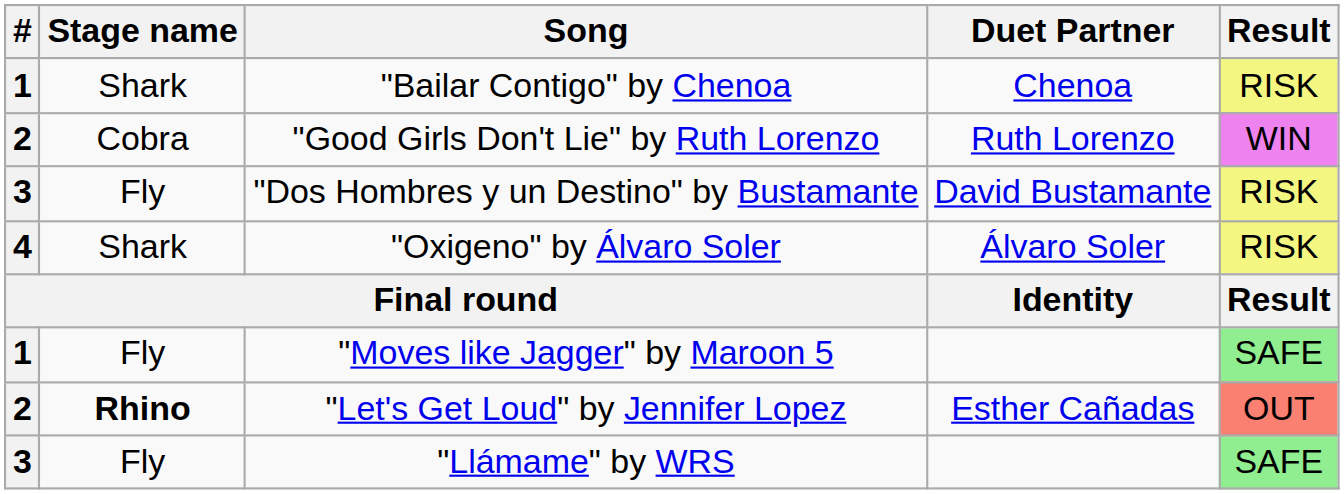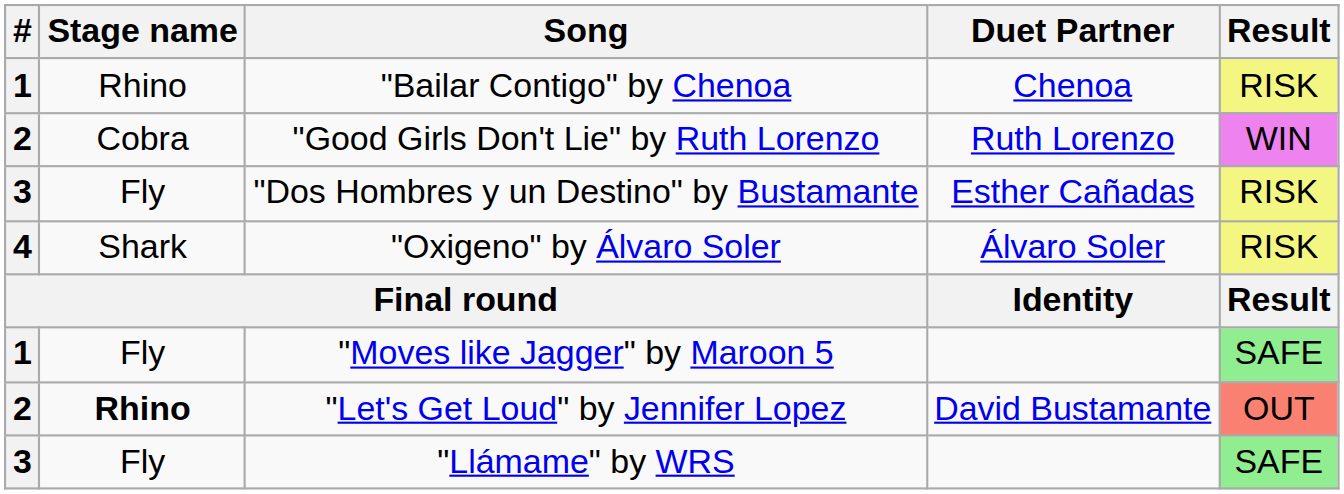(143, 85) Shark -> (143, 85) Rhino
(1073, 192) David Bustamante -> (1073, 192) Esther Cañadas
(1073, 407) Esther Cañadas -> (1073, 407) David Bustamante
